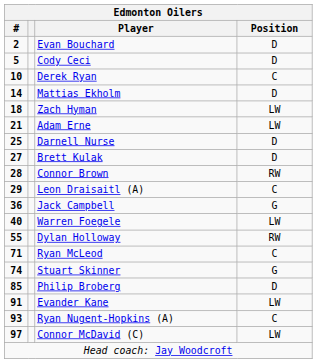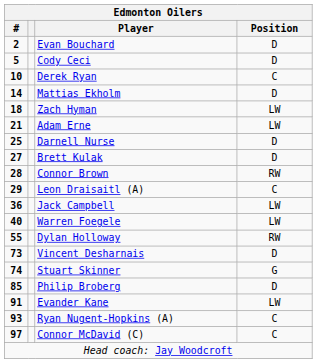(274, 206) G -> (274, 206) LW
- row: (70, 254)
+ row: (91, 254)
(274, 334) LW -> (274, 334) C
